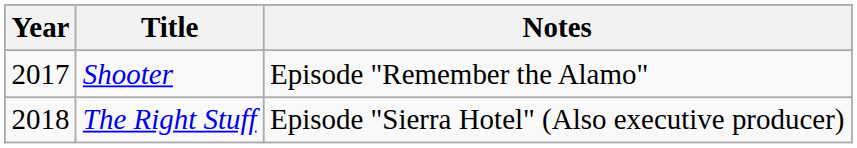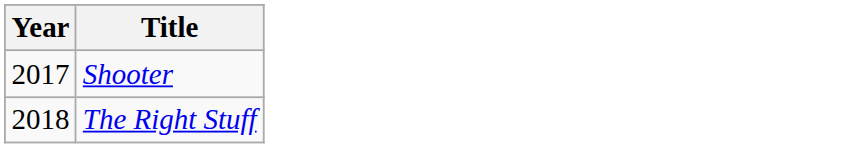- column: (557, 27)
